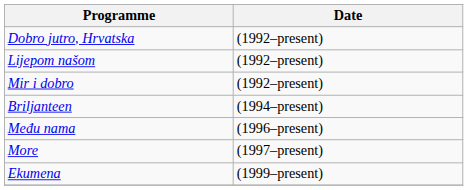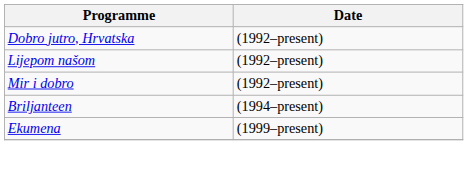- row: (42, 128)
- row: (23, 151)
